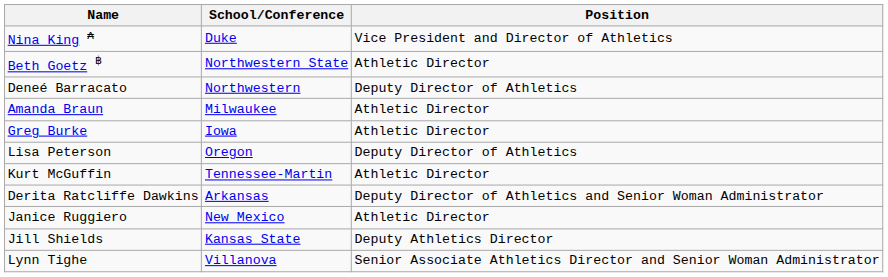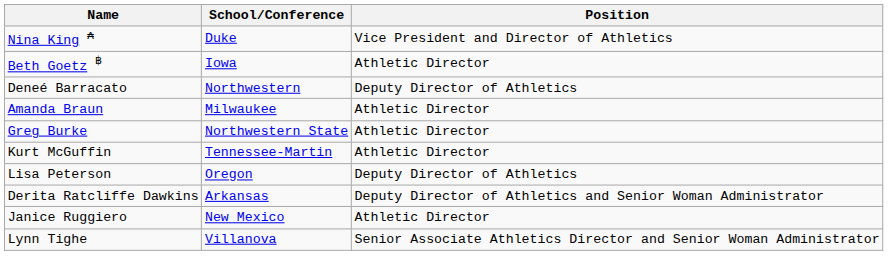(277, 64) Northwestern State -> (221, 64) Iowa
(221, 131) Iowa -> (277, 131) Northwestern State
rows swapped: (59, 174) <-> (59, 153)
- row: (55, 239)
